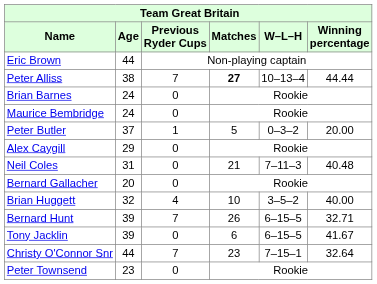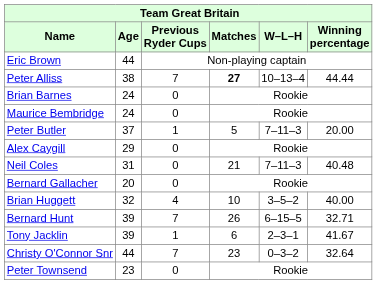(283, 130) 0–3–2 -> (283, 130) 7–11–3
(175, 235) 0 -> (175, 235) 1
(283, 235) 6–15–5 -> (283, 235) 2–3–1
(283, 253) 7–15–1 -> (283, 253) 0–3–2
